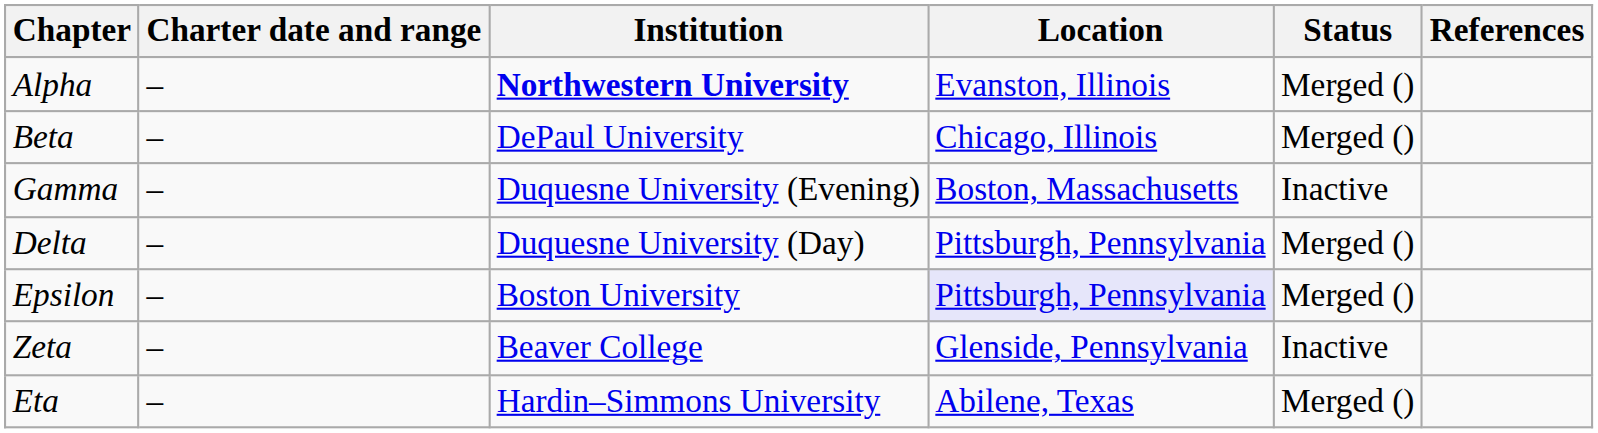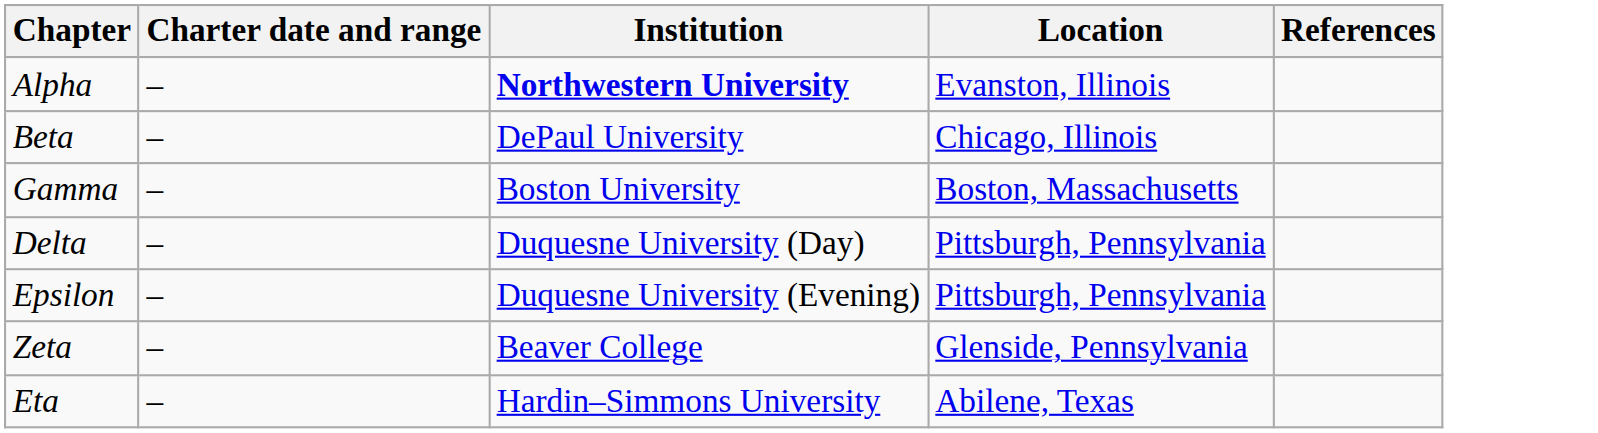- column: (1348, 30)
(708, 189) Duquesne University (Evening) -> (618, 189) Boston University
(618, 294) Boston University -> (708, 294) Duquesne University (Evening)
(1101, 294) lavender background -> (1101, 294) no background
